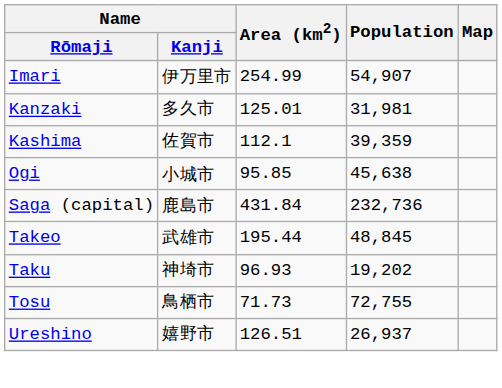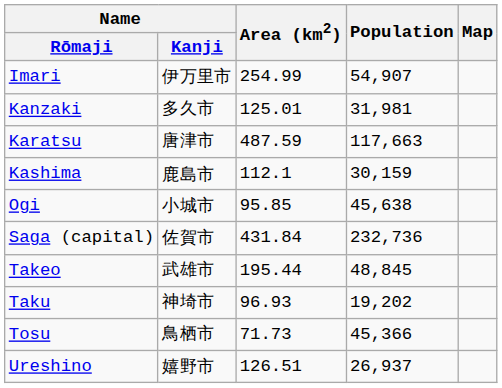+ row: (45, 141)
(188, 142) 佐賀市 -> (188, 174) 鹿島市
(381, 141) 39,359 -> (381, 174) 30,159
(188, 206) 鹿島市 -> (188, 239) 佐賀市
(381, 302) 72,755 -> (381, 334) 45,366
